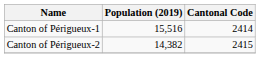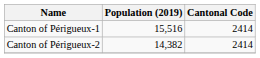(243, 45) 2415 -> (243, 45) 2414
